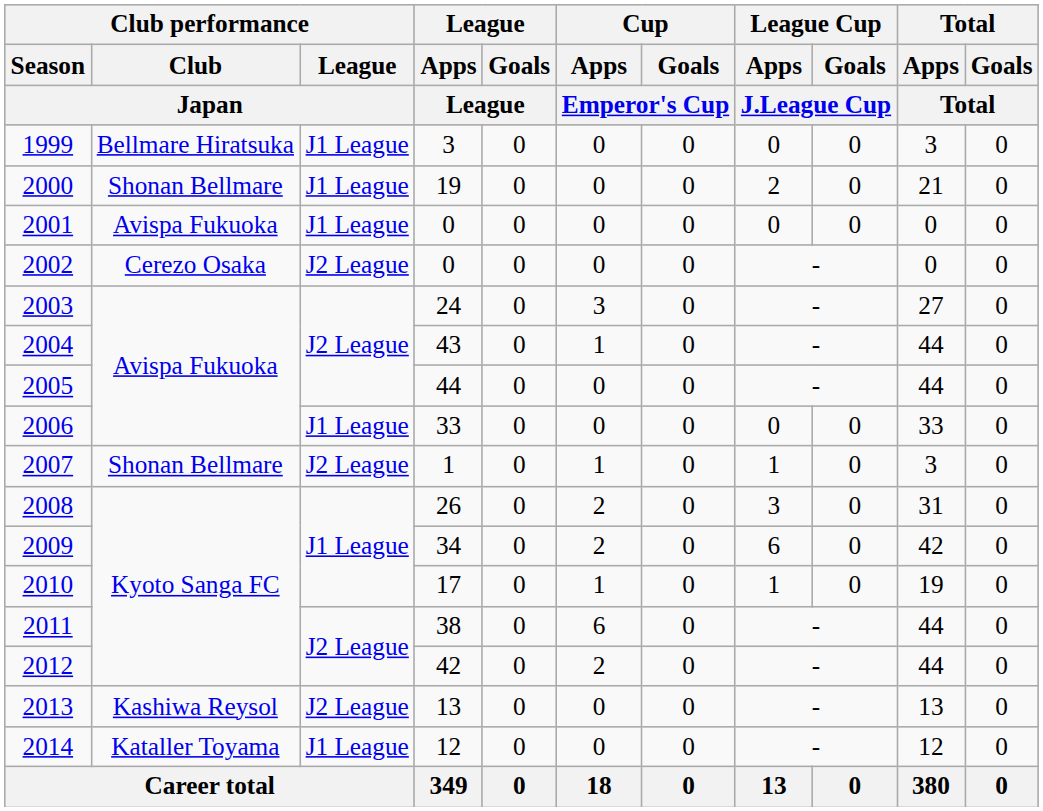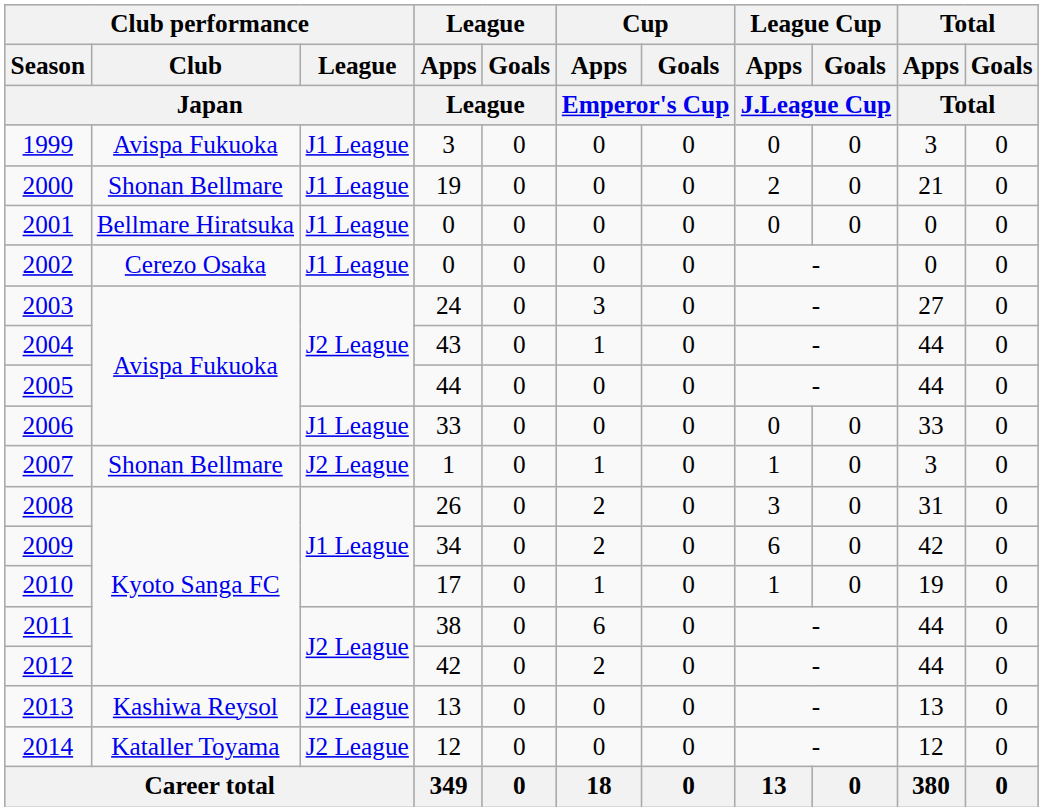(195, 144) Bellmare Hiratsuka -> (195, 144) Avispa Fukuoka
(195, 225) Avispa Fukuoka -> (195, 225) Bellmare Hiratsuka
(357, 265) J2 League -> (357, 265) J1 League
(357, 746) J1 League -> (357, 746) J2 League
